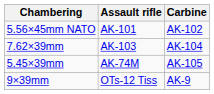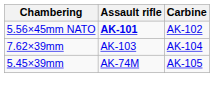(118, 30) normal -> (119, 30) bold
- row: (28, 81)
